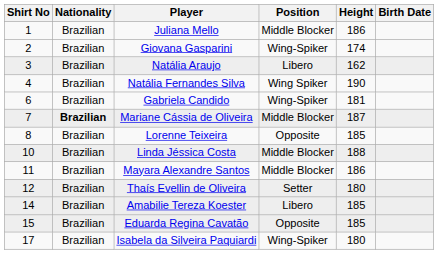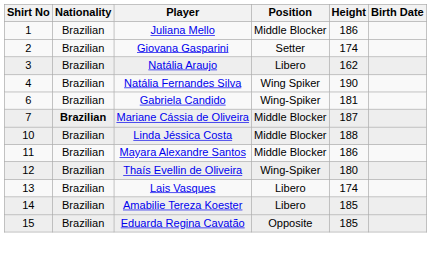(298, 48) Wing-Spiker -> (290, 48) Setter
- row: (186, 135)
(298, 188) Setter -> (290, 170) Wing-Spiker
+ row: (183, 188)
- row: (186, 240)
